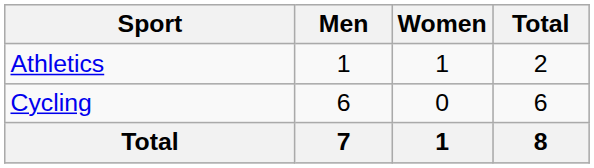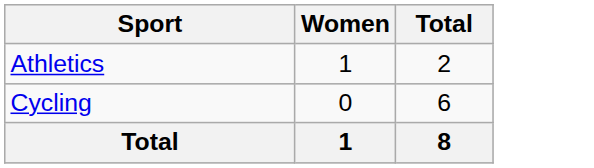- column: (344, 24)
